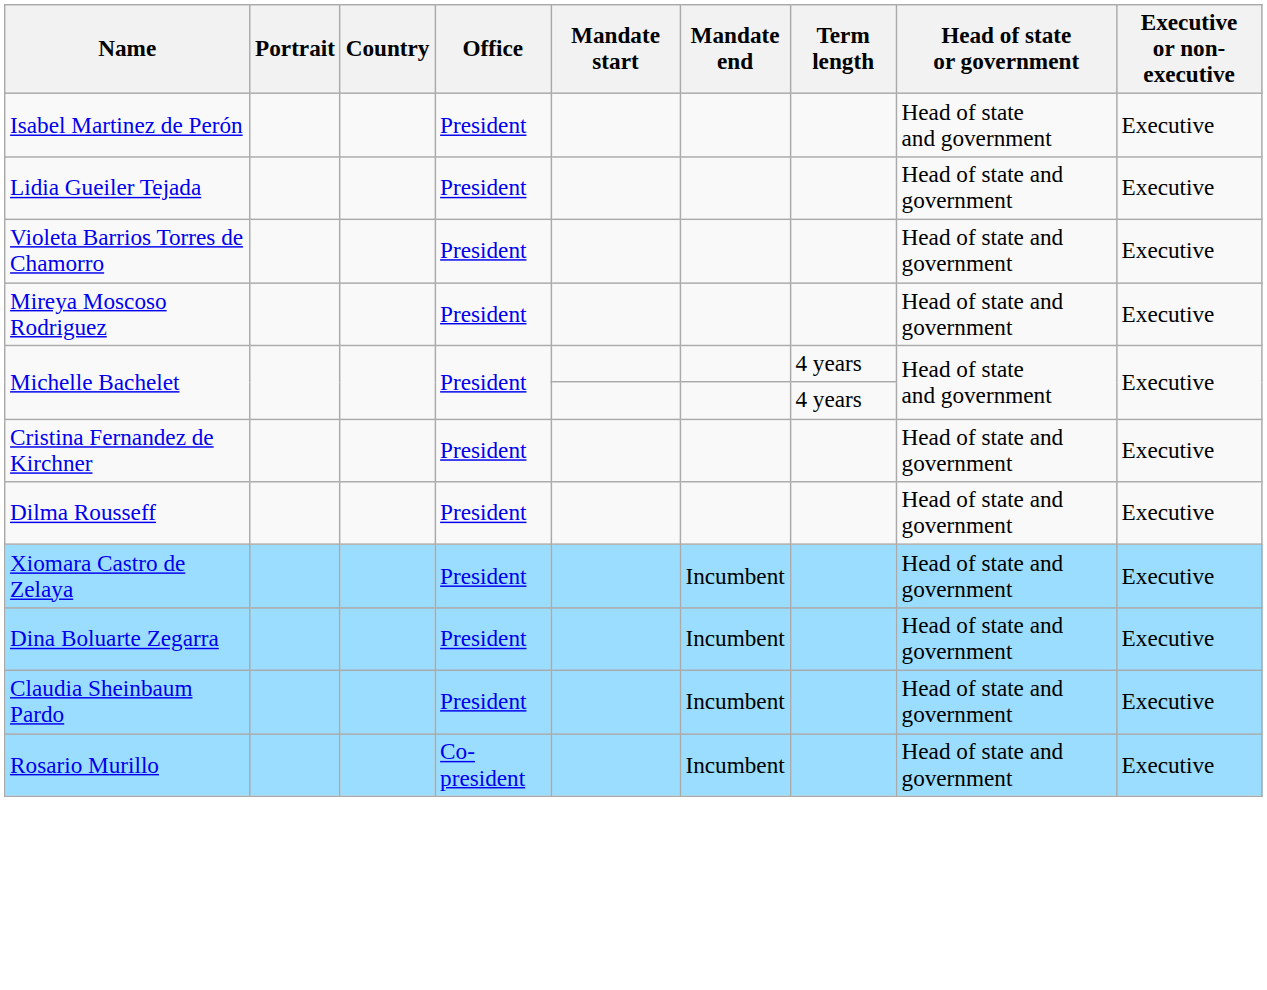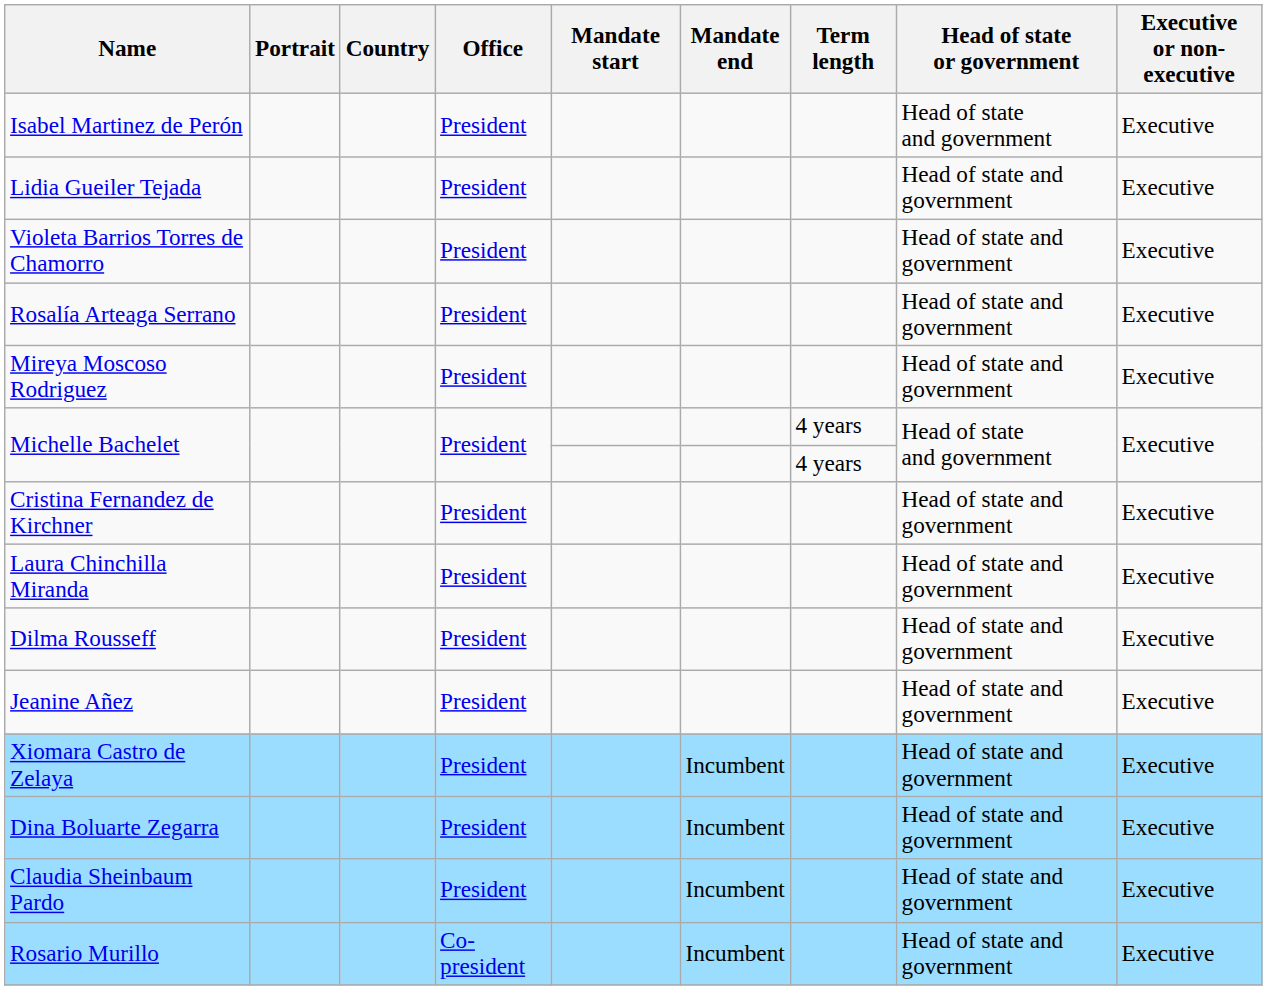+ row: (123, 313)
+ row: (88, 575)
+ row: (72, 701)
